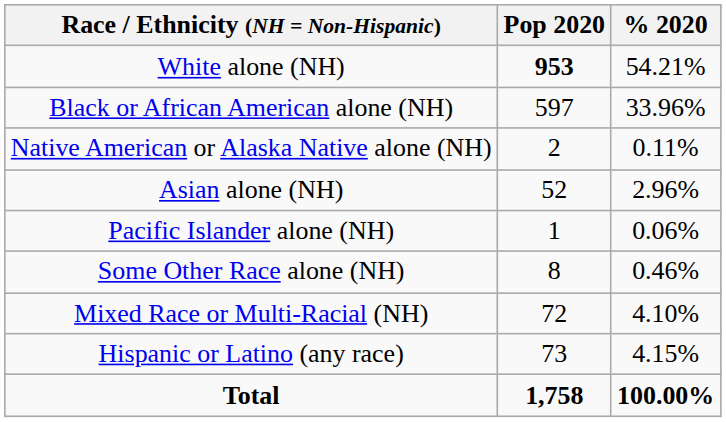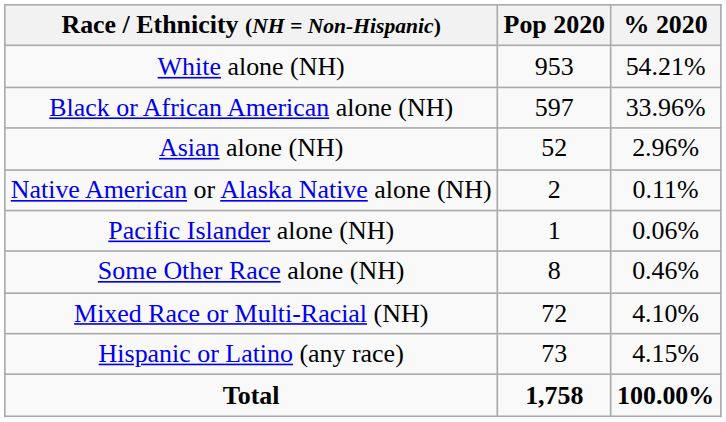(554, 66) bold -> (554, 66) normal
rows swapped: (251, 148) <-> (251, 189)
